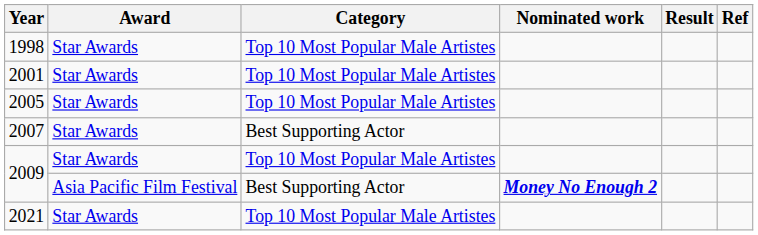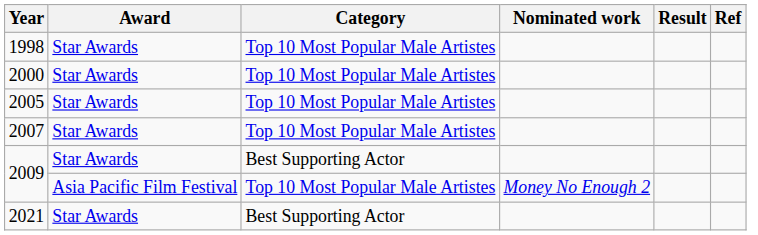+ row: (26, 74)
- row: (26, 74)
(325, 131) Best Supporting Actor -> (370, 131) Top 10 Most Popular Male Artistes
(370, 159) Top 10 Most Popular Male Artistes -> (325, 159) Best Supporting Actor
(325, 187) Best Supporting Actor -> (370, 187) Top 10 Most Popular Male Artistes
(580, 187) bold -> (577, 187) normal
(370, 215) Top 10 Most Popular Male Artistes -> (325, 215) Best Supporting Actor
